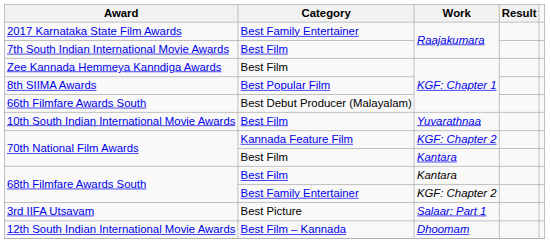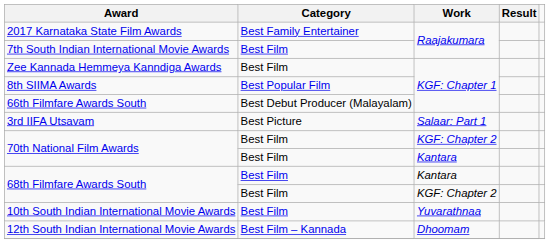rows swapped: (121, 121) <-> (51, 211)
(297, 139) Kannada Feature Film -> (264, 139) Best Film
(300, 193) Best Family Entertainer -> (264, 193) Best Film
